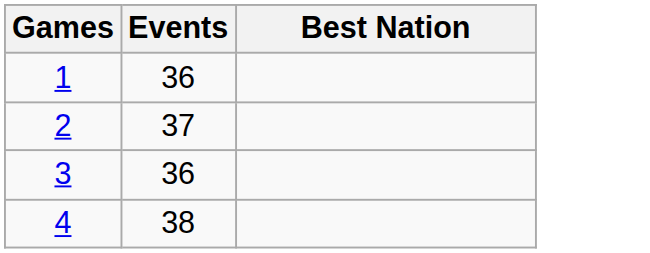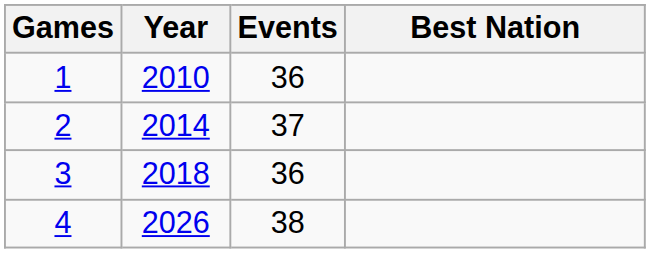+ column: (176, 28)
